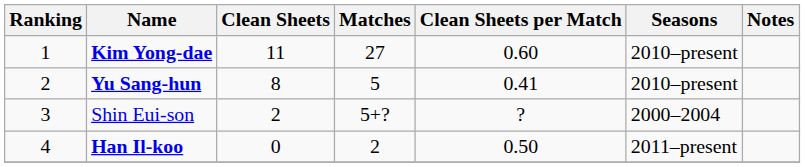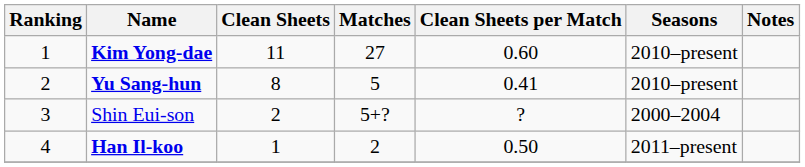(276, 146) 0 -> (276, 146) 1
